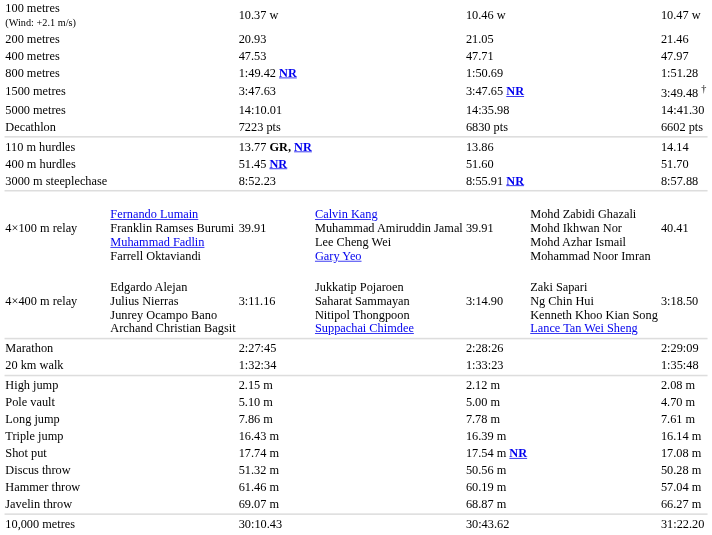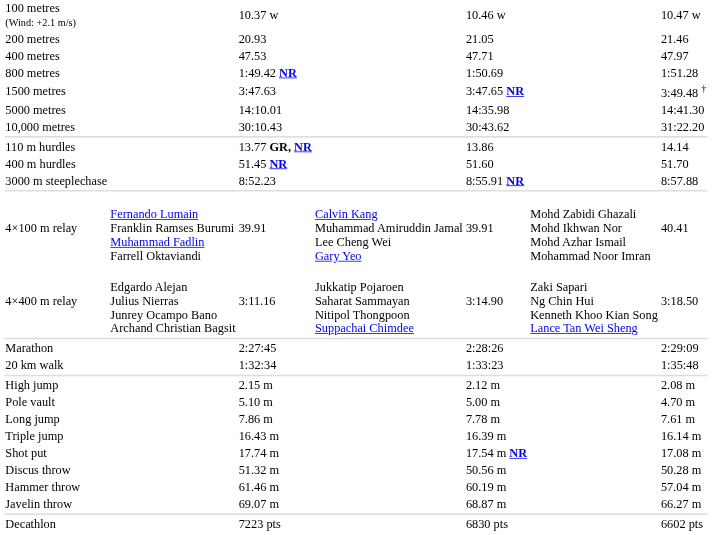rows swapped: (40, 524) <-> (31, 127)
